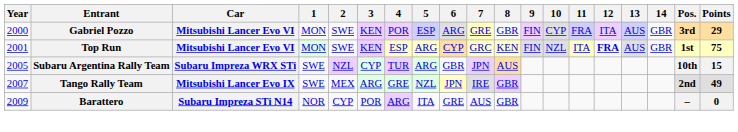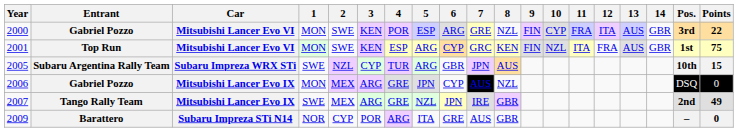(507, 31) GBR -> (507, 31) NZL
(716, 31) 29 -> (716, 31) 22
(608, 48) bold -> (607, 48) normal
+ row: (18, 83)
